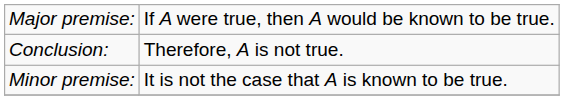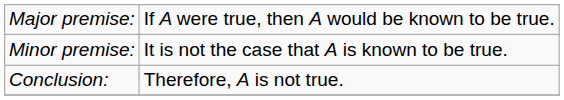rows swapped: (72, 79) <-> (59, 49)
